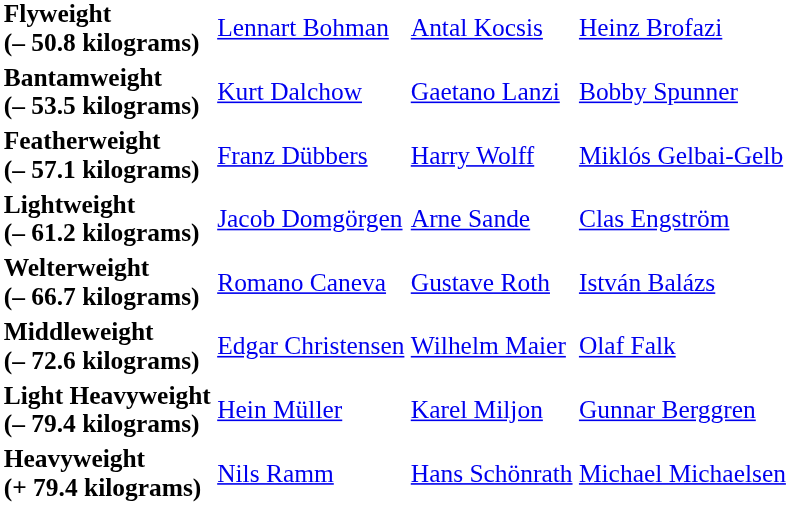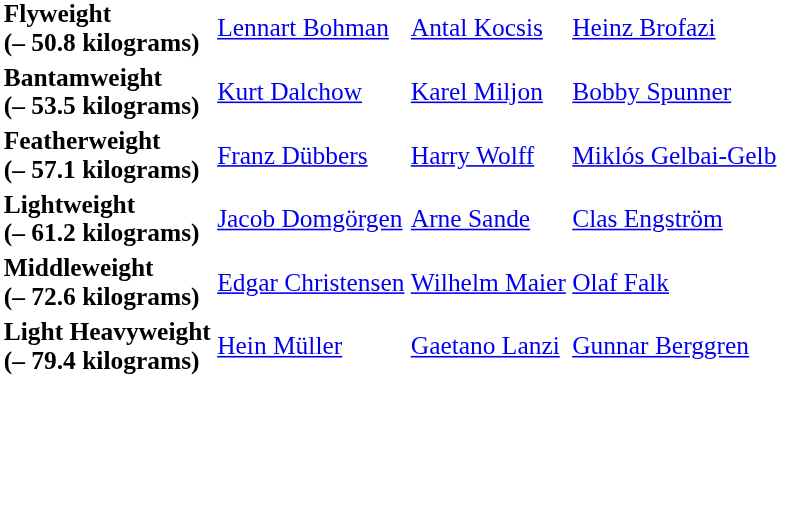(485, 91) Gaetano Lanzi -> (477, 91) Karel Miljon
- row: (102, 282)
(477, 409) Karel Miljon -> (485, 346) Gaetano Lanzi
- row: (103, 473)
